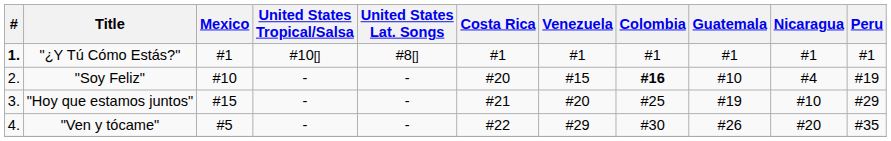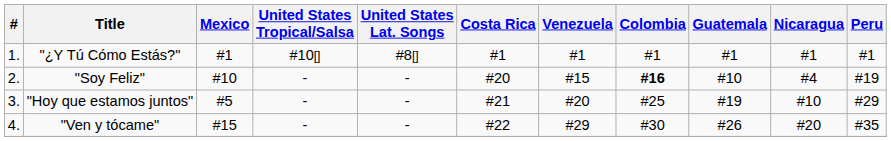(14, 55) bold -> (14, 55) normal
(225, 101) #15 -> (225, 101) #5
(225, 124) #5 -> (225, 124) #15
